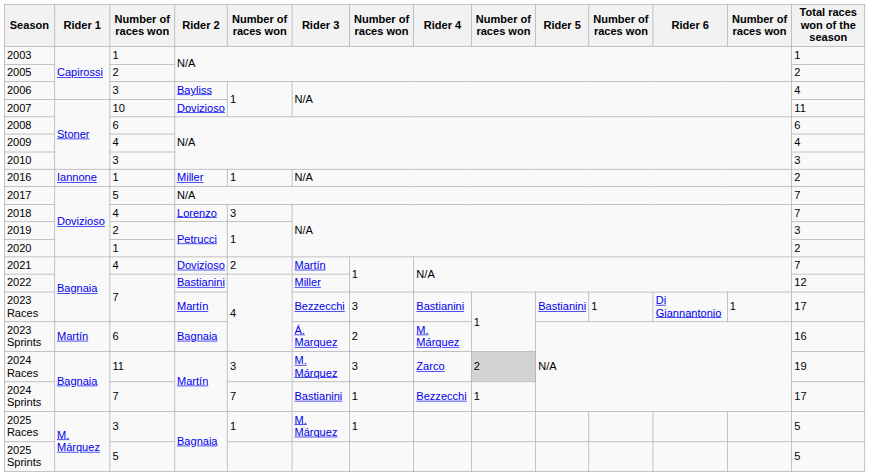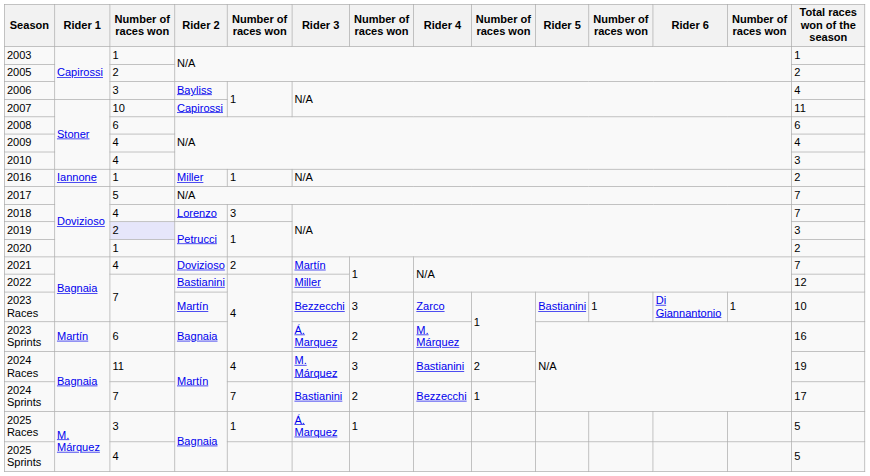(201, 108) Dovizioso -> (200, 108) Capirossi
(116, 160) 3 -> (116, 160) 4
(116, 230) no background -> (116, 230) lavender background
(440, 306) Bastianini -> (430, 306) Zarco
(800, 306) 17 -> (800, 306) 10
(233, 366) 3 -> (233, 366) 4
(430, 366) Zarco -> (440, 366) Bastianini
(477, 366) lightgrey background -> (477, 366) no background
(355, 396) 1 -> (355, 396) 2
(316, 426) M. Márquez -> (316, 426) Á. Marquez
(116, 456) 5 -> (116, 456) 4
